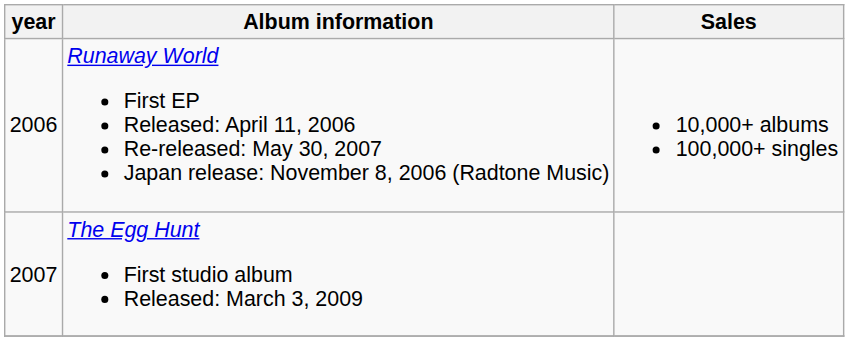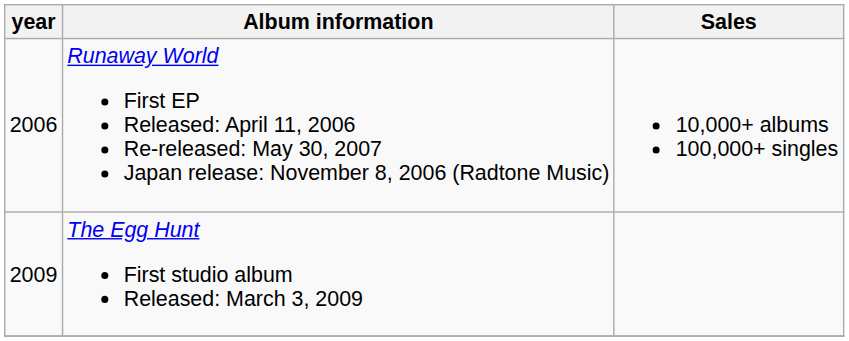(34, 274) 2007 -> (34, 274) 2009
